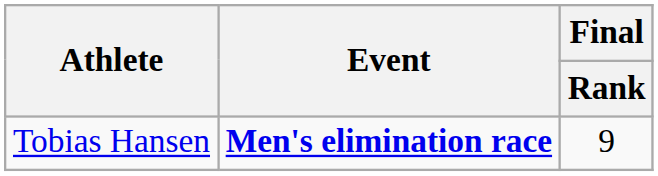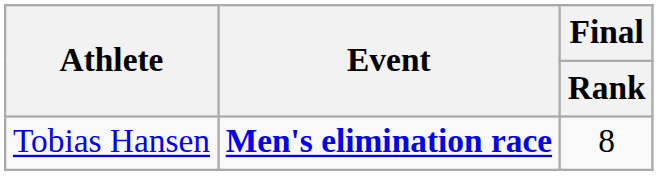(607, 142) 9 -> (607, 142) 8
